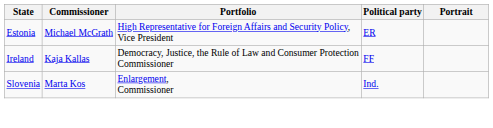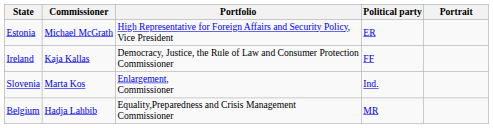+ row: (23, 110)
